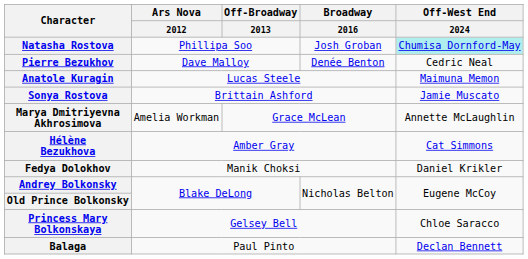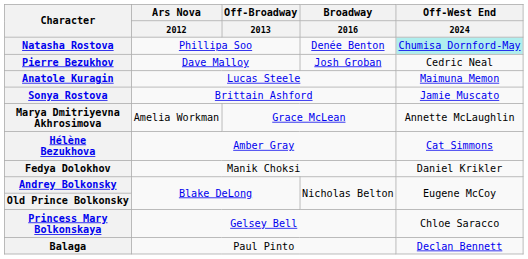(348, 46) Josh Groban -> (348, 46) Denée Benton
(348, 62) Denée Benton -> (348, 62) Josh Groban
